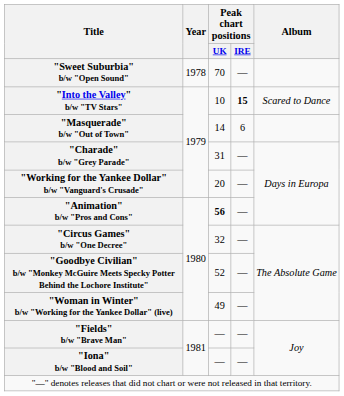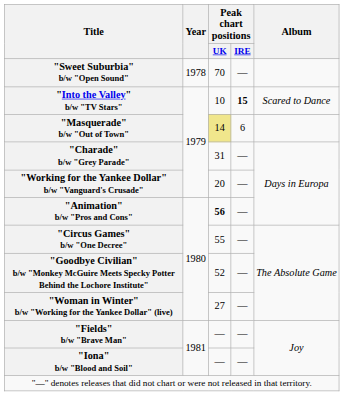(220, 128) no background -> (220, 128) khaki background
(220, 239) 32 -> (220, 239) 55
(220, 306) 49 -> (220, 306) 27
